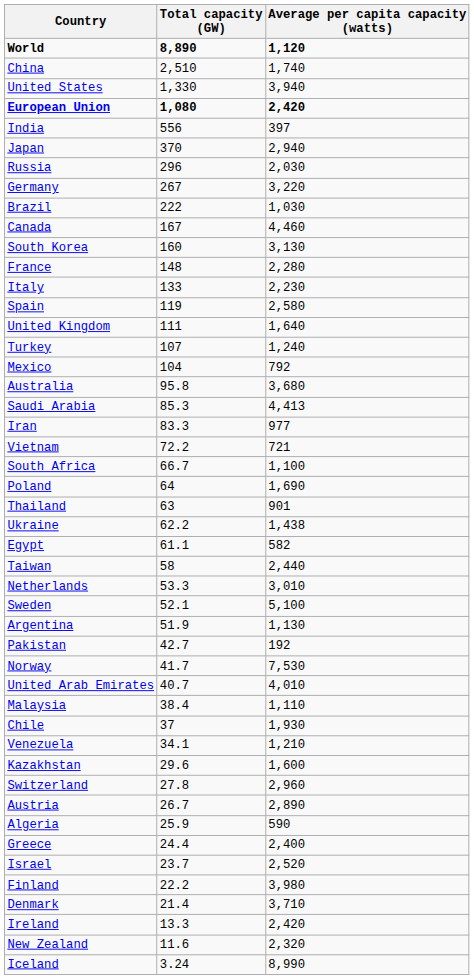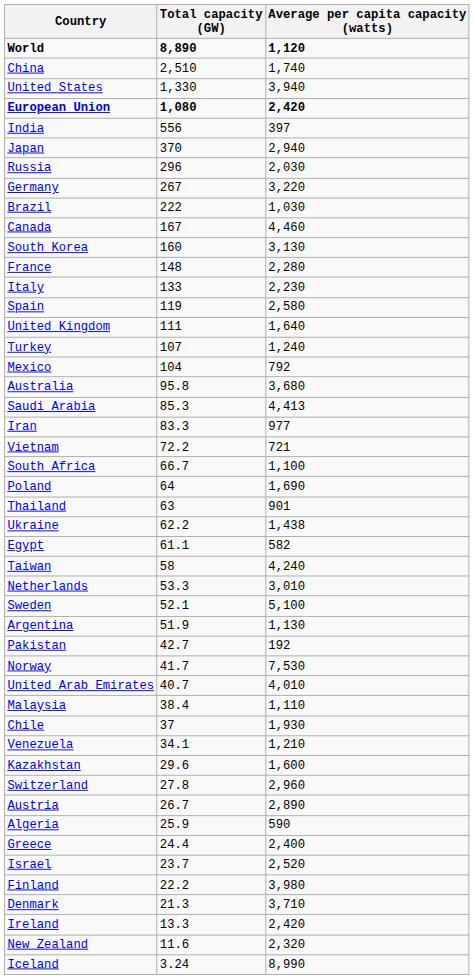(287, 566) 2,440 -> (287, 566) 4,240
(175, 905) 21.4 -> (175, 905) 21.3
